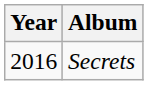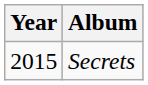(34, 60) 2016 -> (34, 60) 2015
